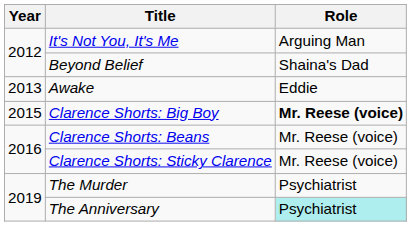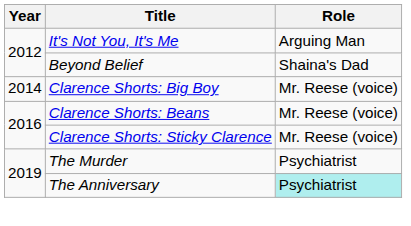- row: (71, 88)
(25, 112) 2015 -> (25, 88) 2014
(341, 112) bold -> (338, 88) normal
